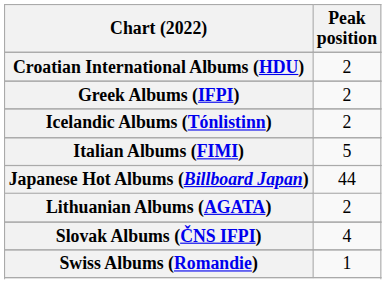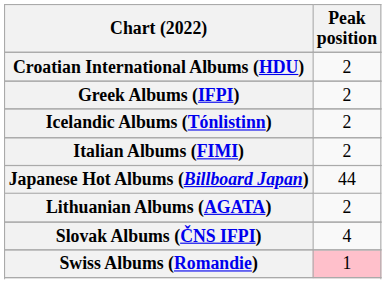(347, 151) 5 -> (347, 151) 2
(347, 263) no background -> (347, 263) pink background
